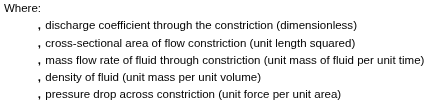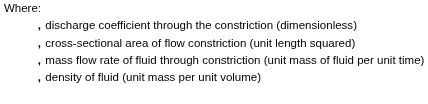- row: (193, 94)
